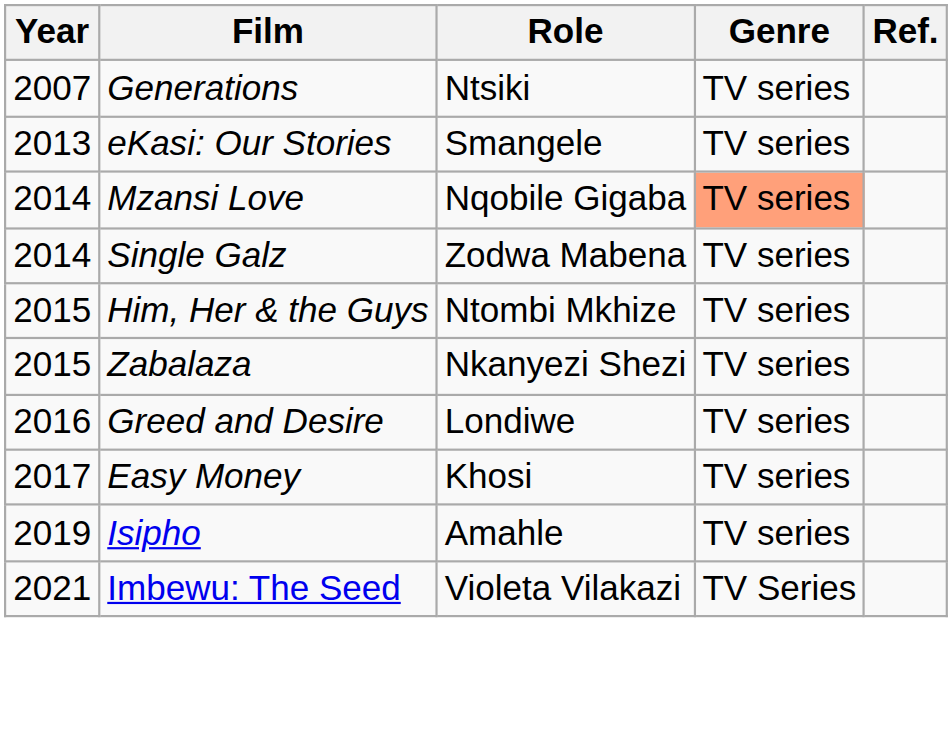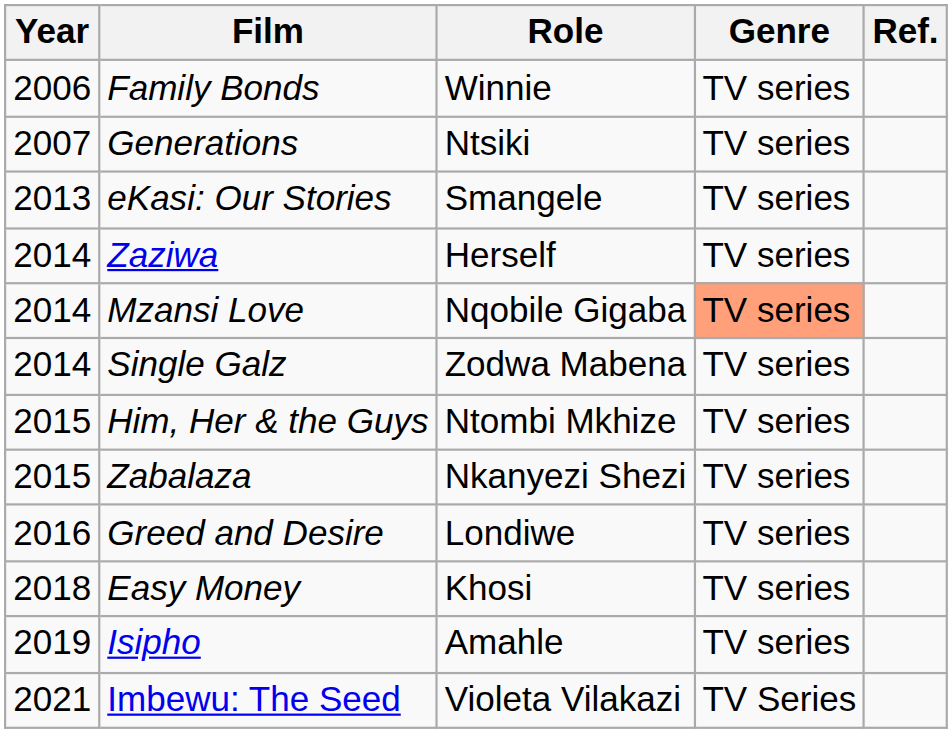+ row: (213, 87)
+ row: (163, 254)
(52, 476) 2017 -> (52, 587) 2018
